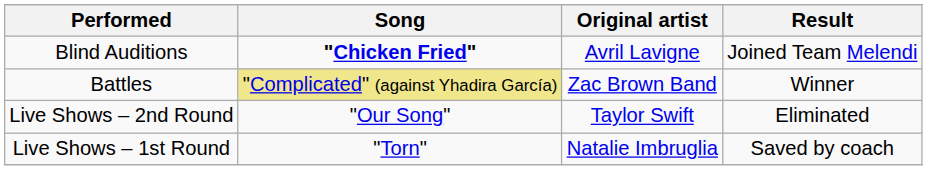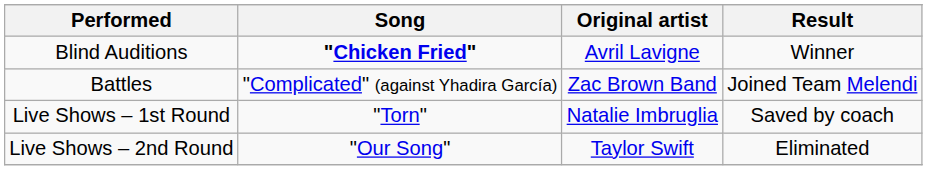(822, 52) Joined Team Melendi -> (822, 52) Winner
(400, 84) khaki background -> (400, 84) no background
(822, 84) Winner -> (822, 84) Joined Team Melendi
rows swapped: (121, 148) <-> (121, 116)
